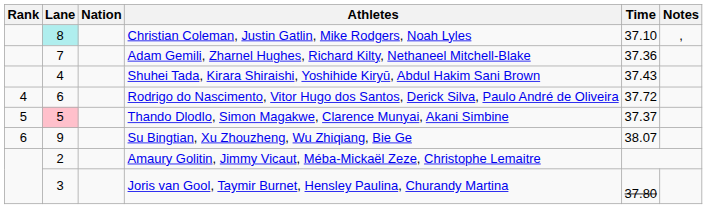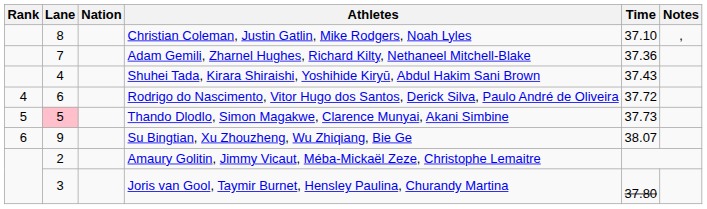(60, 35) paleturquoise background -> (60, 35) no background
(641, 117) 37.37 -> (641, 117) 37.73
